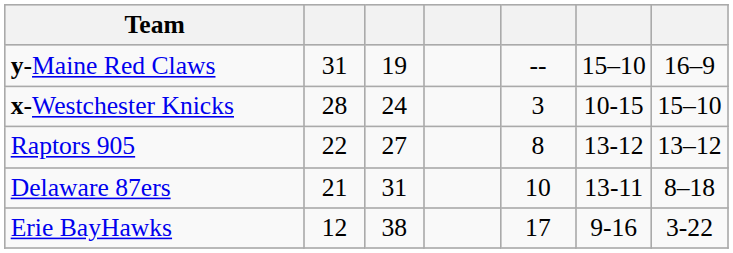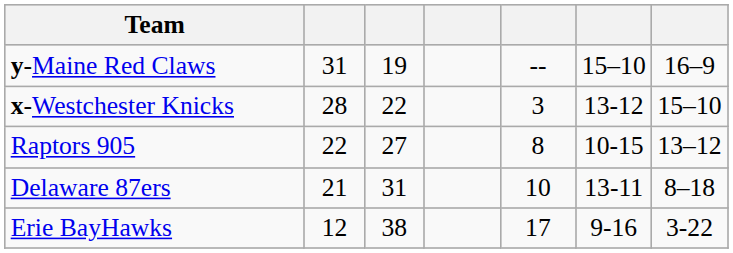(394, 106) 24 -> (394, 106) 22
(614, 106) 10-15 -> (614, 106) 13-12
(614, 146) 13-12 -> (614, 146) 10-15
